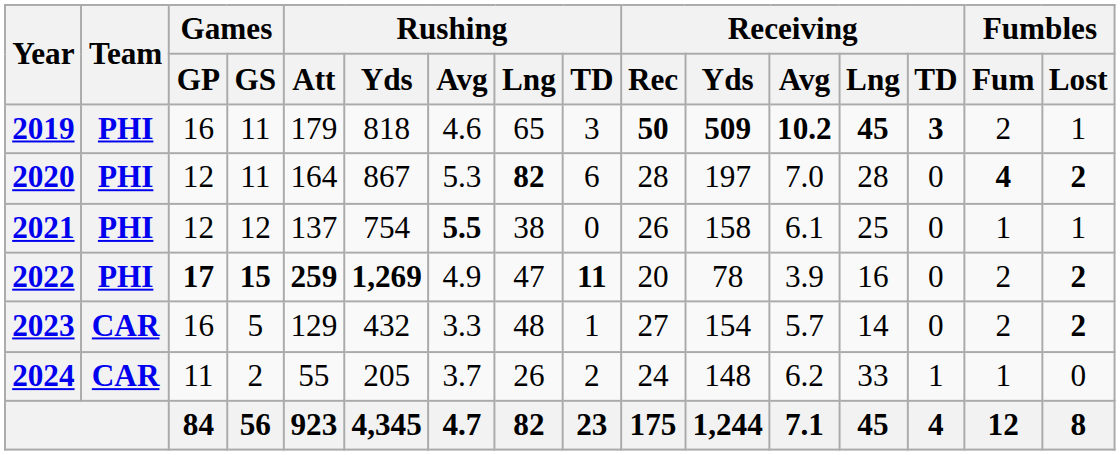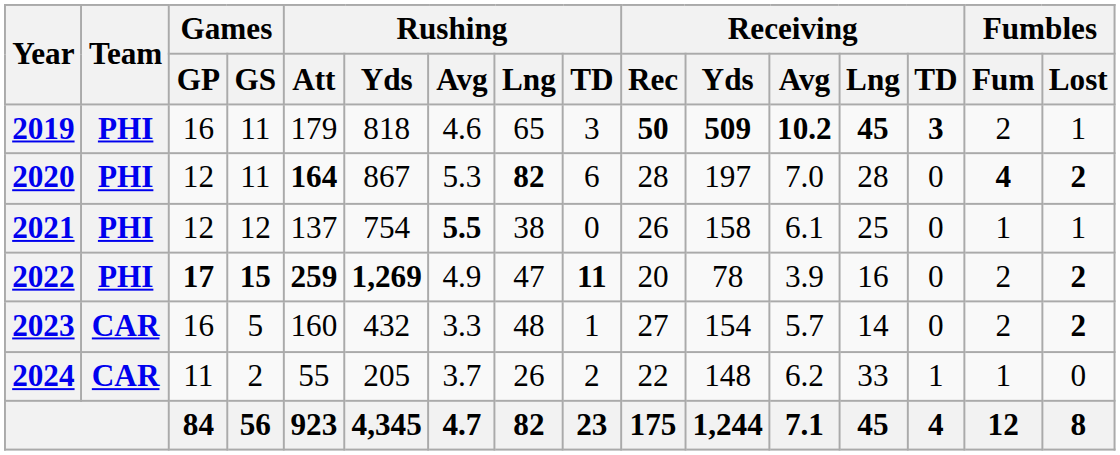(314, 177) normal -> (314, 177) bold
(314, 326) 129 -> (314, 326) 160
(653, 375) 24 -> (653, 375) 22
